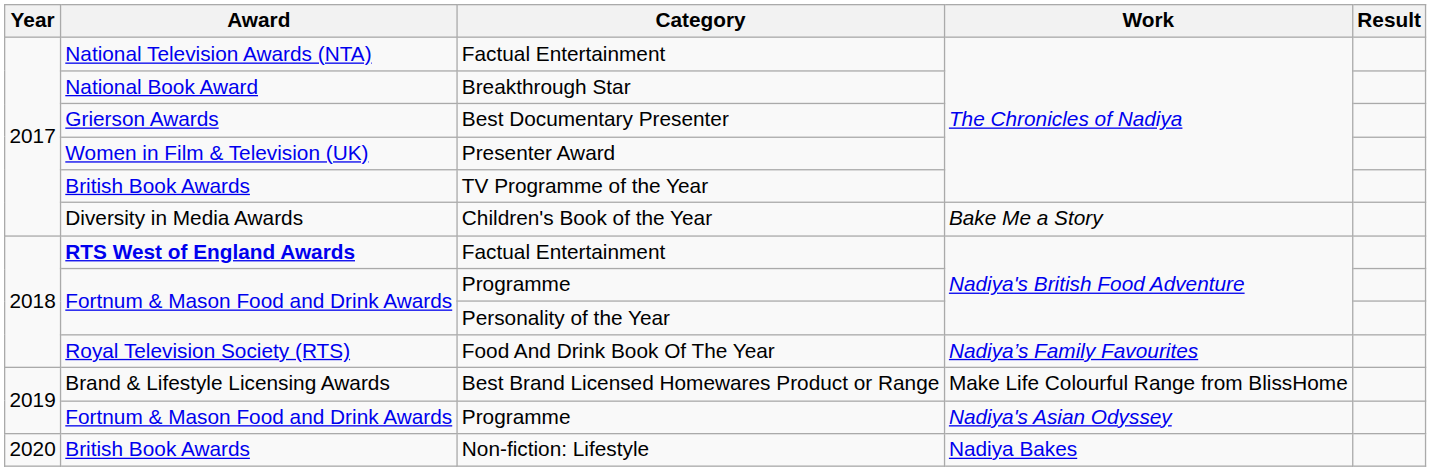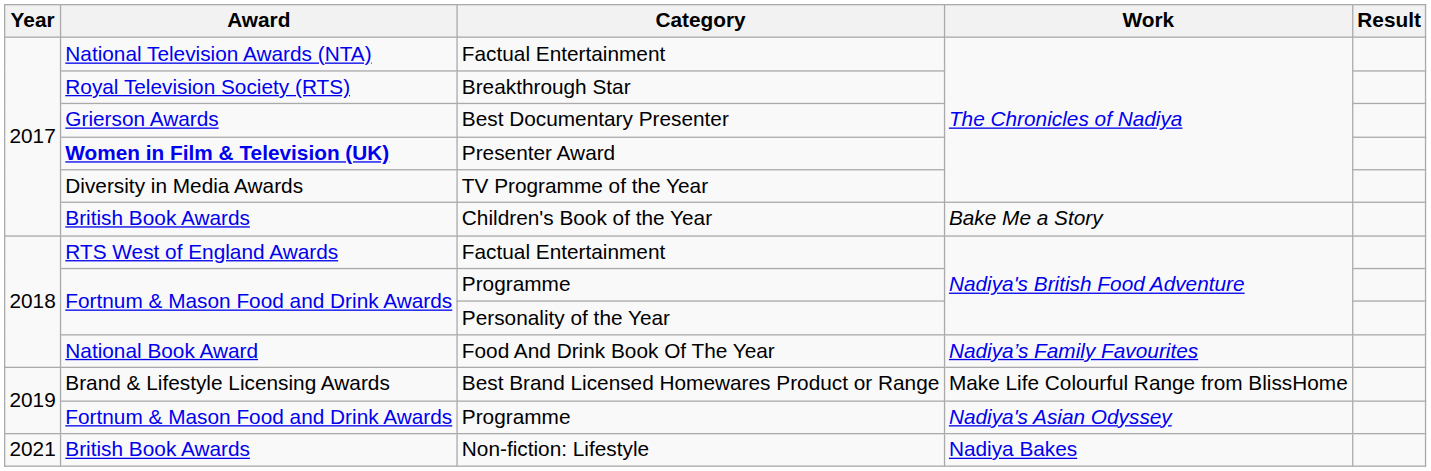(162, 86) National Book Award -> (208, 86) Royal Television Society (RTS)
(217, 152) normal -> (227, 152) bold
(158, 185) British Book Awards -> (184, 185) Diversity in Media Awards
(184, 218) Diversity in Media Awards -> (158, 218) British Book Awards
(210, 251) bold -> (202, 251) normal
(208, 350) Royal Television Society (RTS) -> (162, 350) National Book Award
(33, 449) 2020 -> (33, 449) 2021
